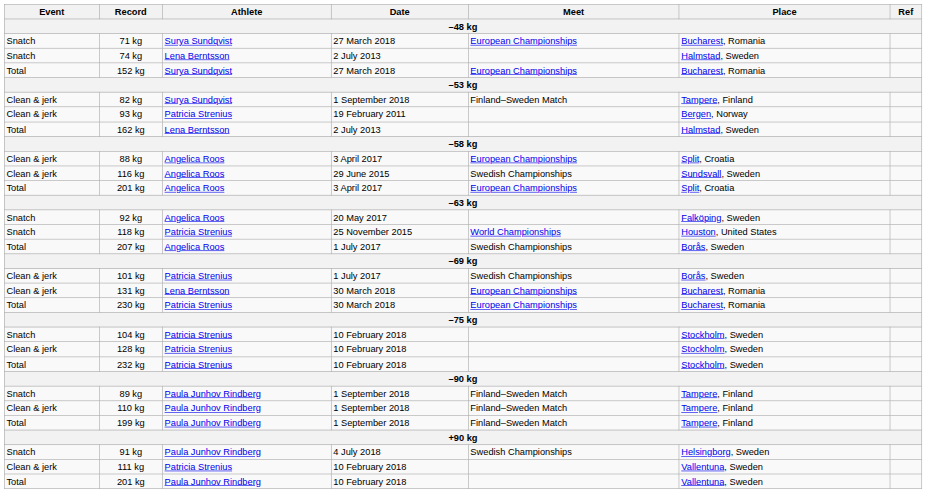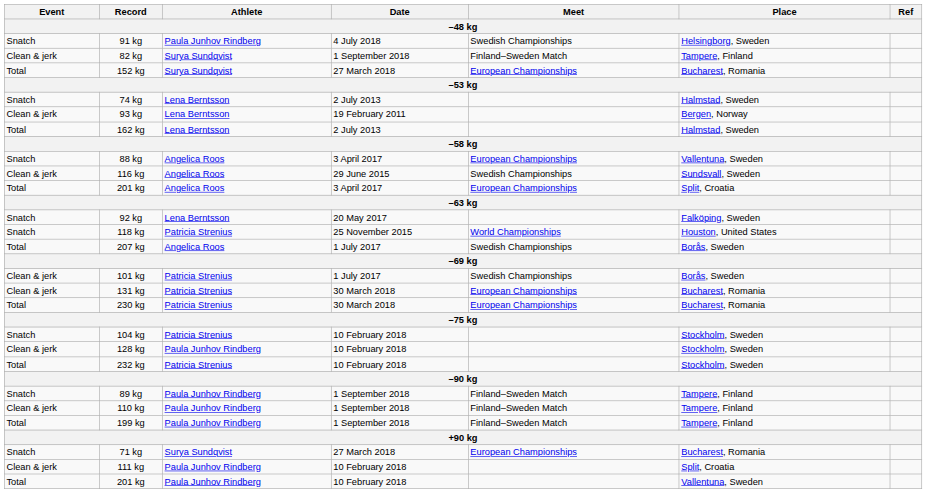rows swapped: (131, 41) <-> (131, 452)
rows swapped: (131, 100) <-> (131, 56)
(198, 115) Patricia Strenius -> (197, 115) Lena Berntsson
(32, 159) Clean & jerk -> (21, 159) Snatch
(708, 159) Split, Croatia -> (722, 159) Vallentuna, Sweden
(194, 217) Angelica Roos -> (197, 217) Lena Berntsson
(197, 291) Lena Berntsson -> (198, 291) Patricia Strenius
(198, 349) Patricia Strenius -> (213, 349) Paula Junhov Rindberg
(198, 467) Patricia Strenius -> (213, 467) Paula Junhov Rindberg
(722, 467) Vallentuna, Sweden -> (708, 467) Split, Croatia
